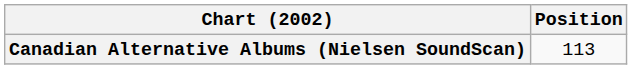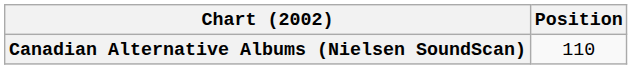(579, 50) 113 -> (579, 50) 110
